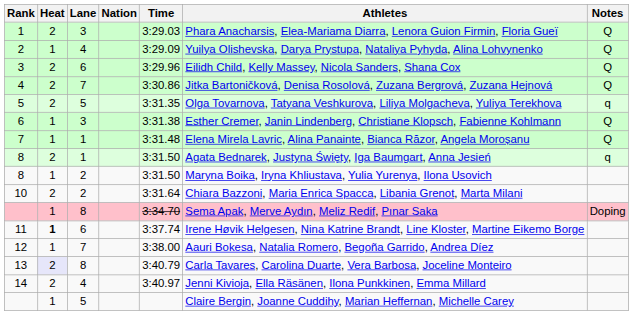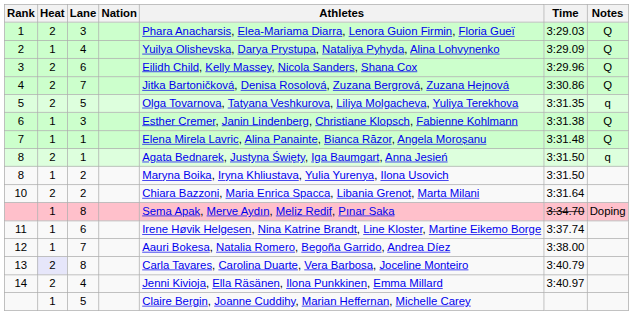columns swapped: (385, 13) <-> (161, 13)
(52, 229) bold -> (52, 229) normal
